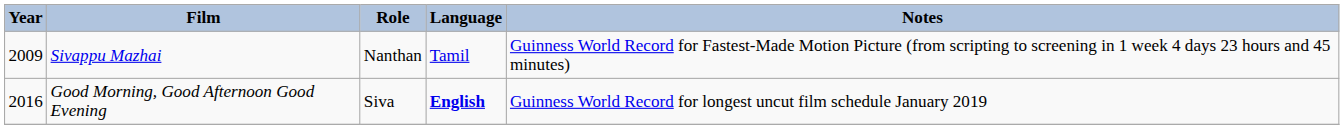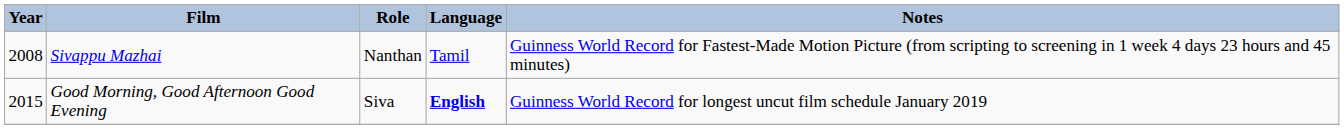(26, 54) 2009 -> (26, 54) 2008
(26, 101) 2016 -> (26, 101) 2015
